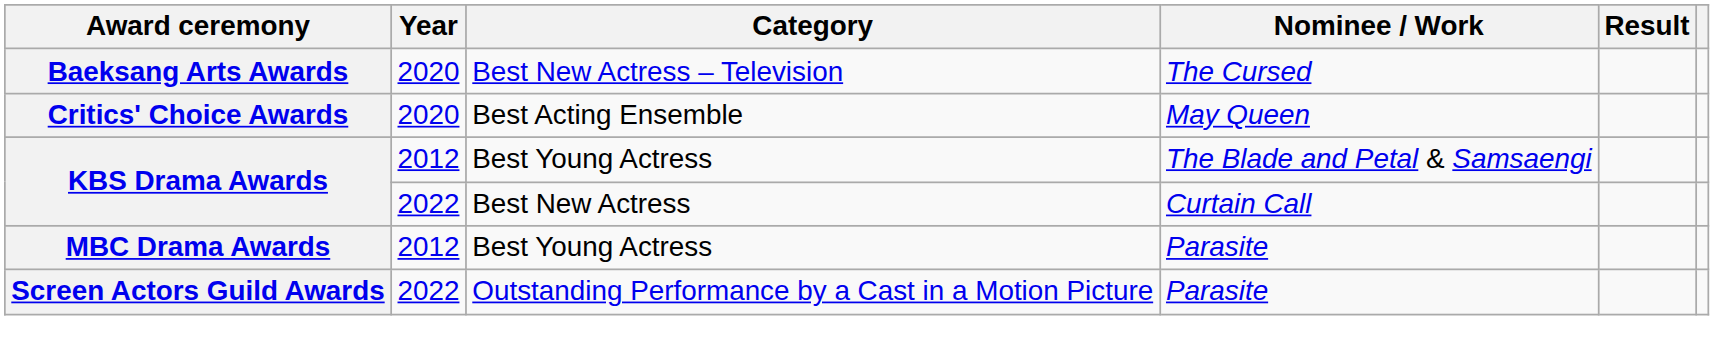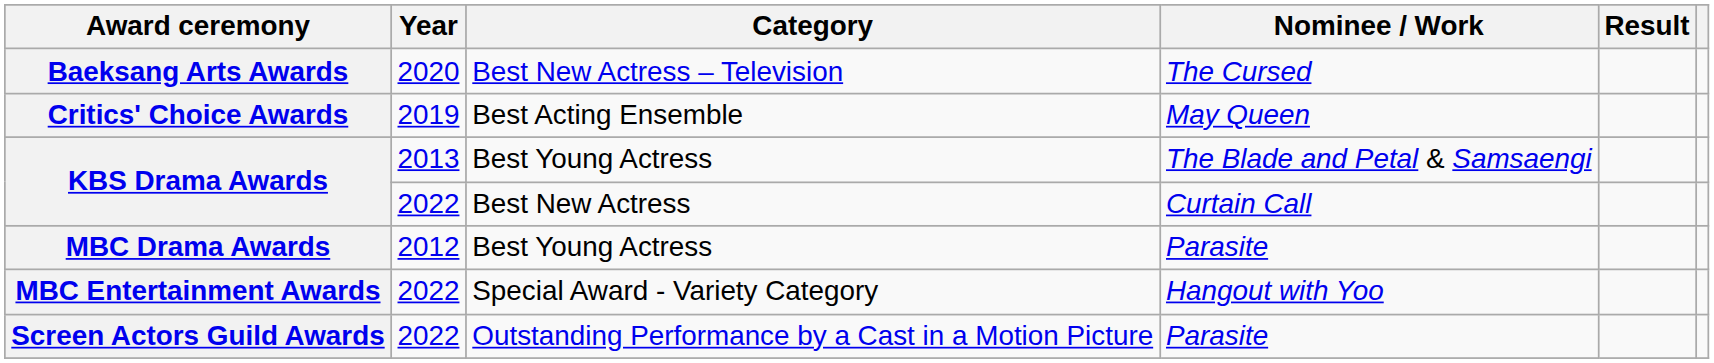(428, 114) 2020 -> (428, 114) 2019
(428, 159) 2012 -> (428, 159) 2013
+ row: (198, 291)
